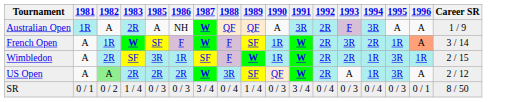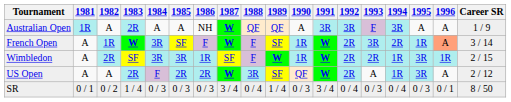+ column: (157, 12)
(325, 27) 2R -> (349, 27) 3R
(109, 74) lightgreen background -> (109, 74) no background
